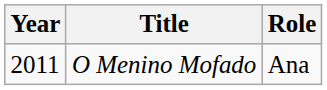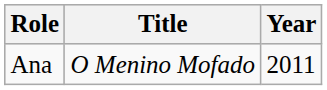columns swapped: (35, 24) <-> (292, 24)
